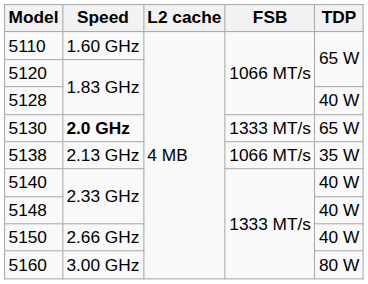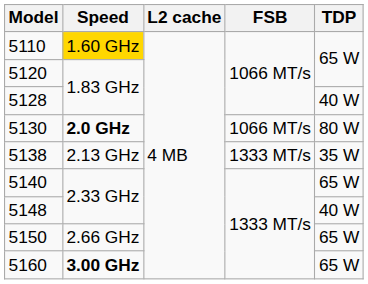(103, 45) no background -> (103, 45) gold background
(270, 127) 1333 MT/s -> (270, 127) 1066 MT/s
(339, 127) 65 W -> (339, 127) 80 W
(270, 155) 1066 MT/s -> (270, 155) 1333 MT/s
(339, 182) 40 W -> (339, 182) 65 W
(339, 237) 40 W -> (339, 237) 65 W
(103, 264) normal -> (103, 264) bold
(339, 264) 80 W -> (339, 264) 65 W
